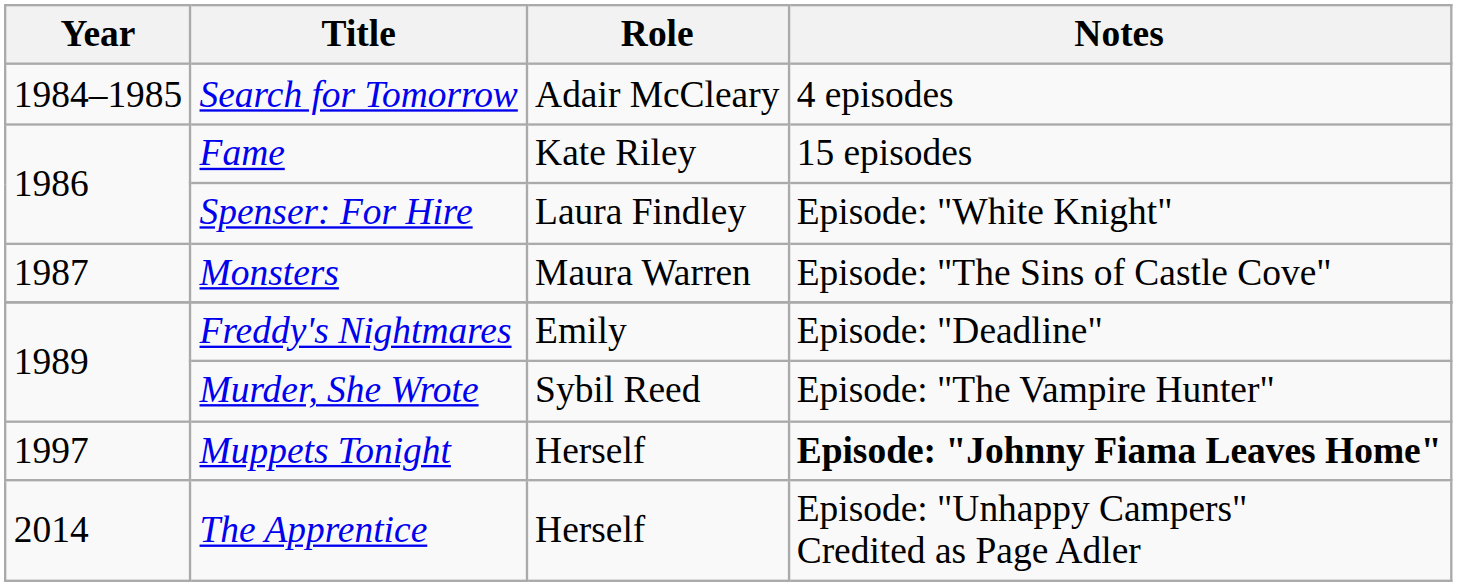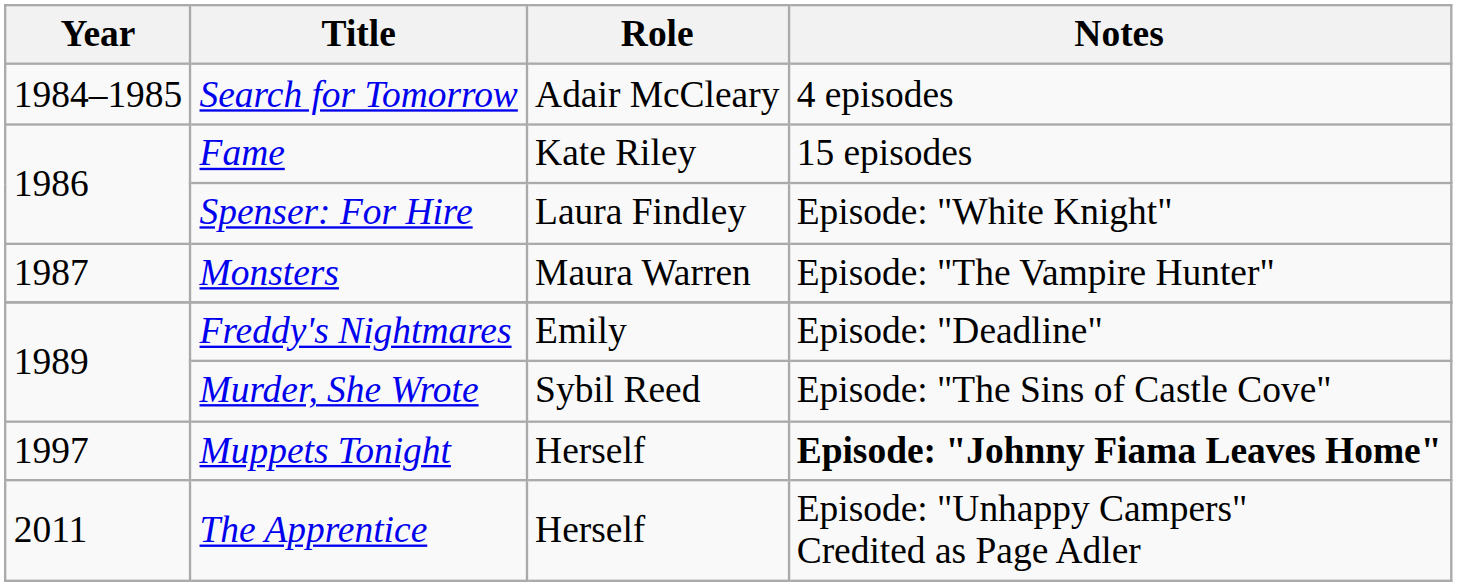(1064, 271) Episode: "The Sins of Castle Cove" -> (1036, 271) Episode: "The Vampire Hunter"
(1036, 390) Episode: "The Vampire Hunter" -> (1064, 390) Episode: "The Sins of Castle Cove"
(51, 530) 2014 -> (51, 530) 2011
